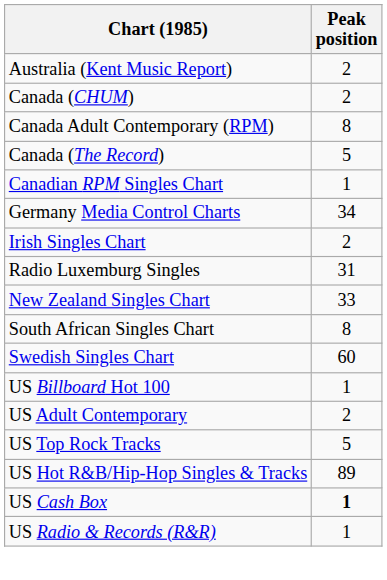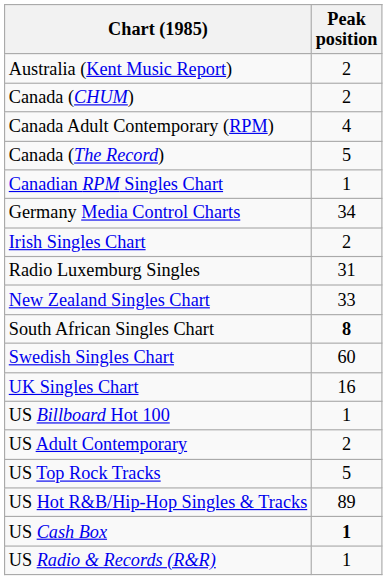(347, 126) 8 -> (347, 126) 4
(347, 328) normal -> (347, 328) bold
+ row: (74, 386)
